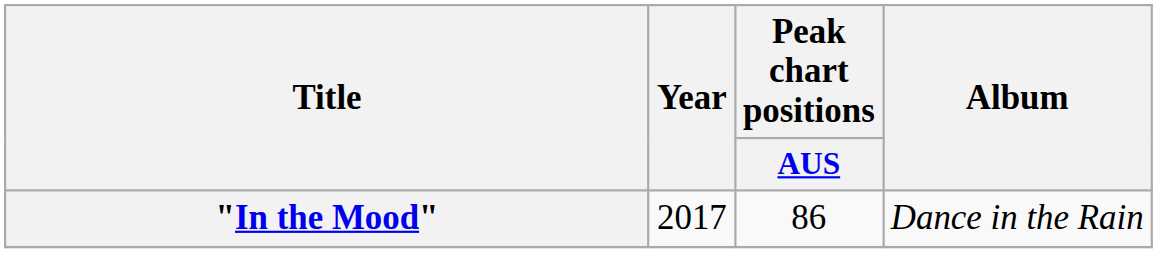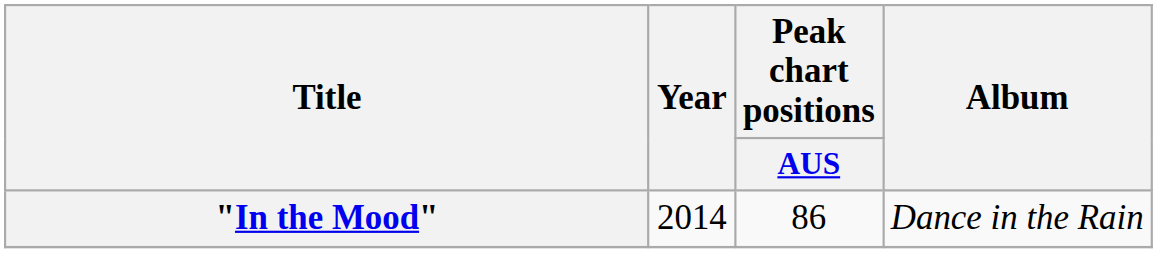(692, 217) 2017 -> (692, 217) 2014
